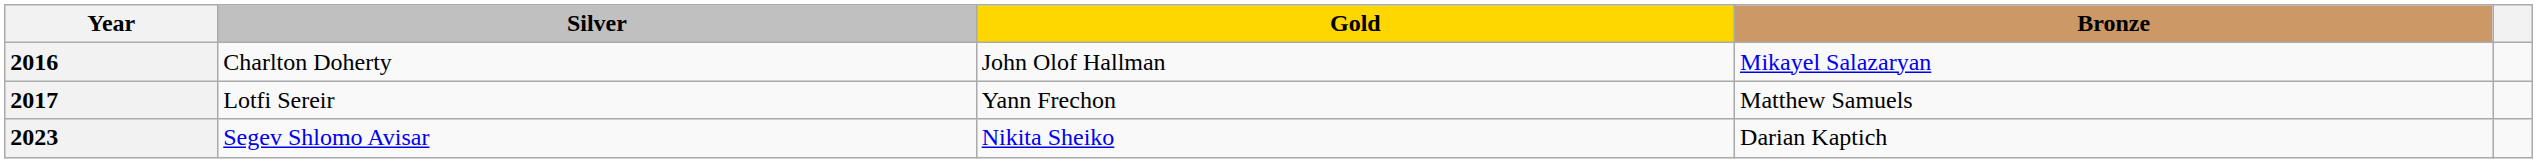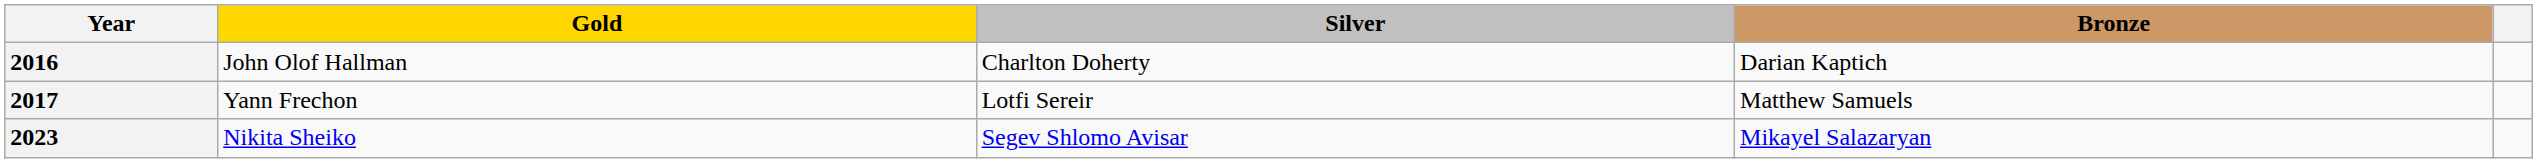columns swapped: (1355, 23) <-> (597, 23)
(1836, 61) Mikayel Salazaryan -> (1814, 61) Darian Kaptich
(1814, 137) Darian Kaptich -> (1836, 137) Mikayel Salazaryan
